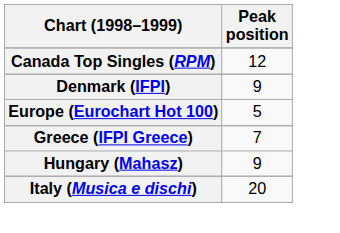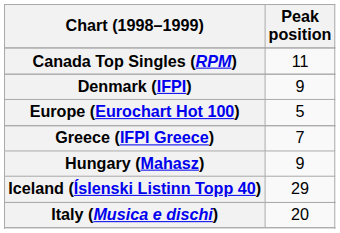(257, 61) 12 -> (300, 61) 11
+ row: (135, 189)
